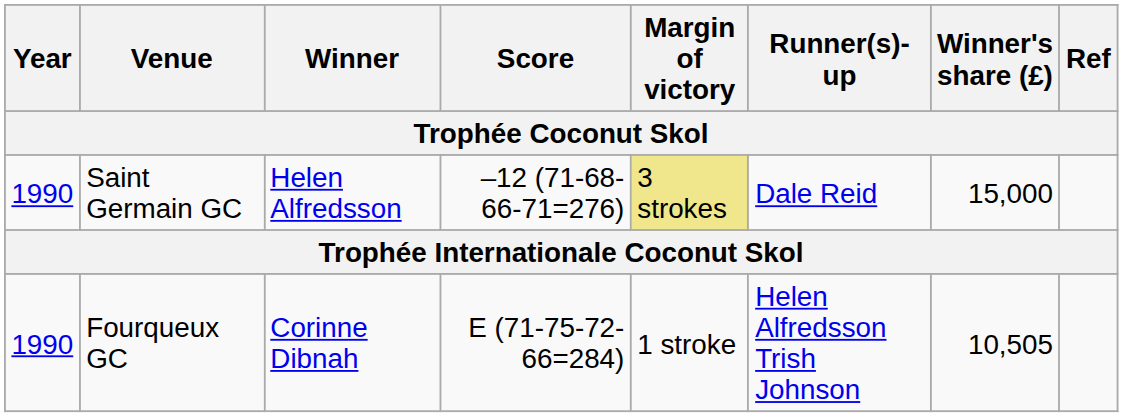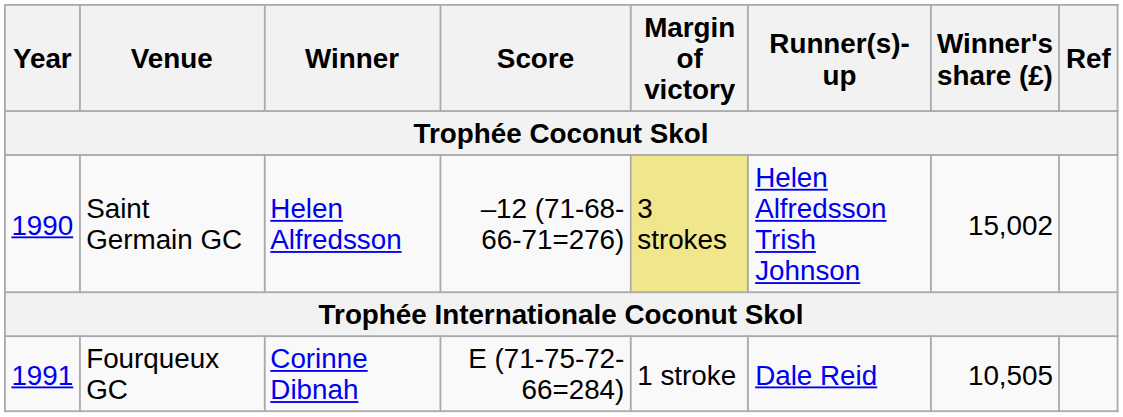(816, 193) Dale Reid -> (821, 224) Helen Alfredsson Trish Johnson
(1010, 193) 15,000 -> (1010, 224) 15,002
(42, 343) 1990 -> (42, 374) 1991
(821, 343) Helen Alfredsson Trish Johnson -> (816, 374) Dale Reid
